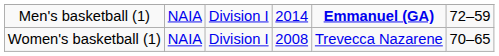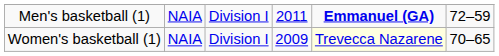(292, 16) 2014 -> (292, 16) 2011
(292, 39) 2008 -> (292, 39) 2009
(379, 39) no background -> (379, 39) lightyellow background
